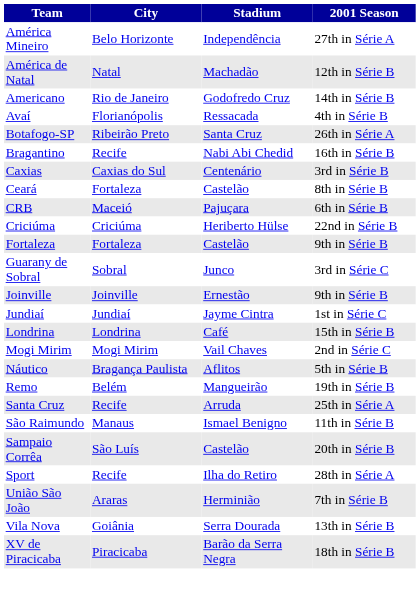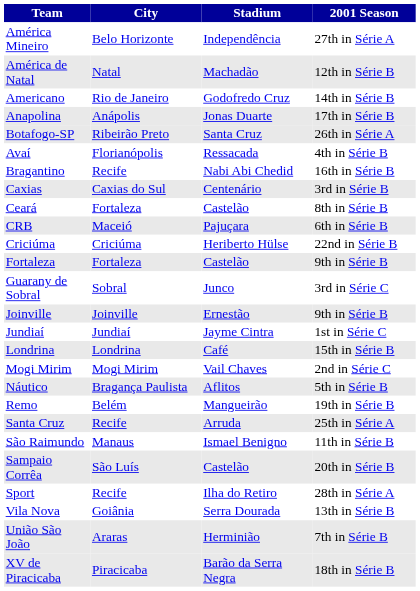+ row: (33, 116)
rows swapped: (18, 116) <-> (40, 134)
rows swapped: (34, 500) <-> (33, 526)
